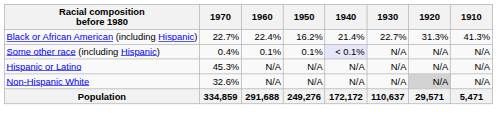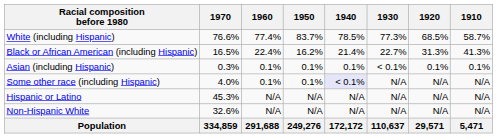+ row: (61, 37)
(226, 37) 22.7% -> (226, 52) 16.5%
+ row: (60, 67)
(228, 52) 0.4% -> (228, 82) 4.0%
(440, 82) lightgrey background -> (440, 111) no background
